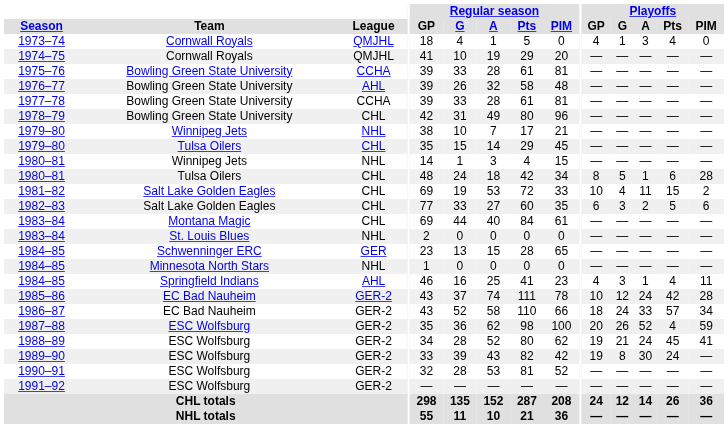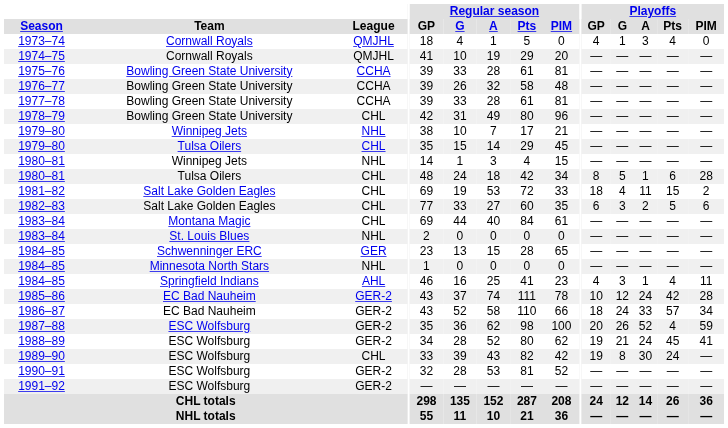(374, 86) AHL -> (374, 86) CCHA
(596, 191) 10 -> (596, 191) 18
(374, 356) GER-2 -> (374, 356) CHL
